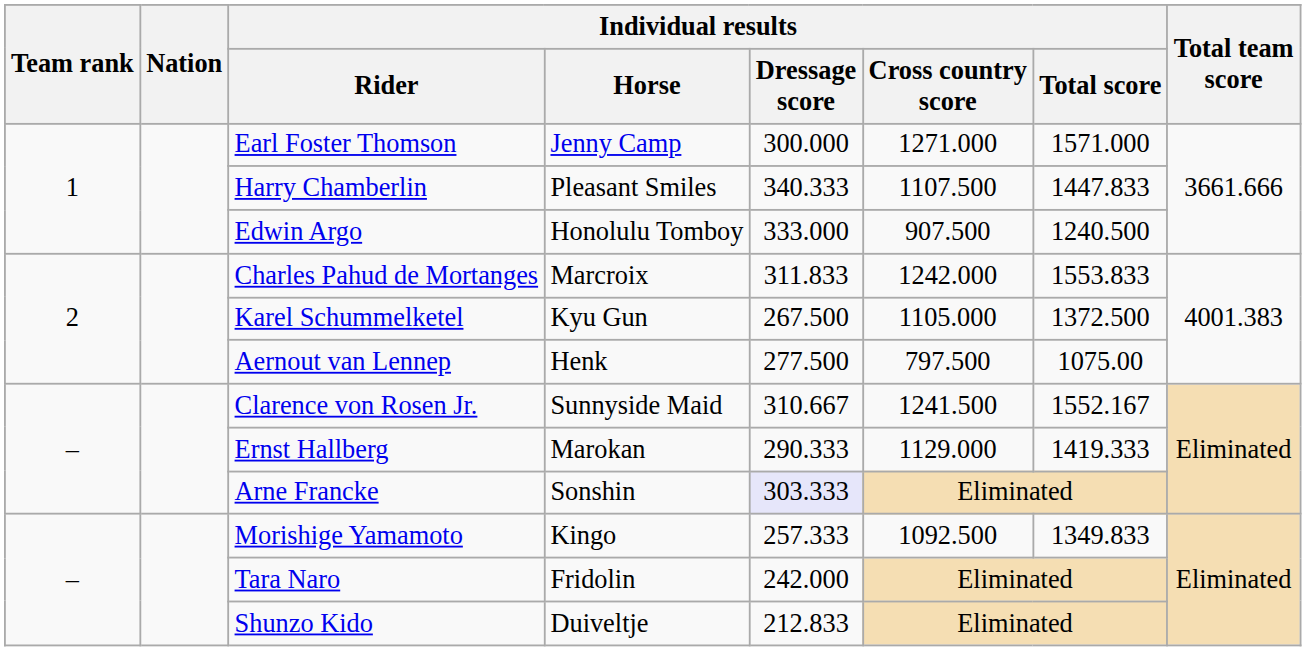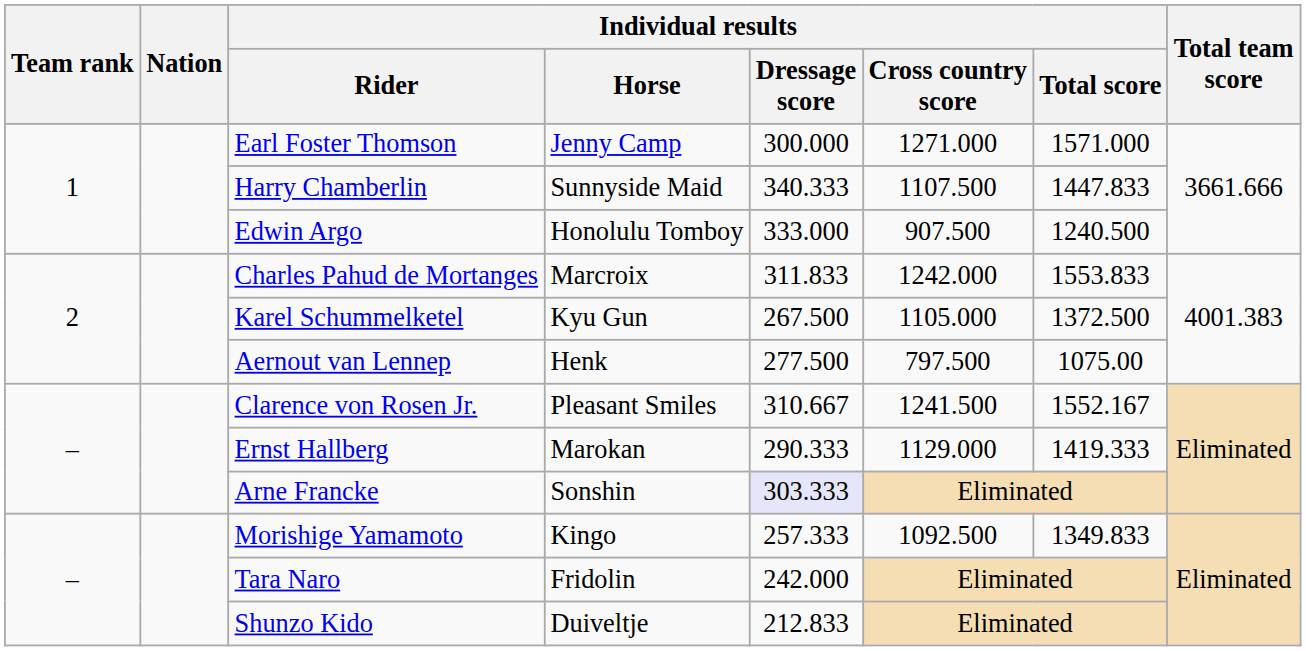(633, 188) Pleasant Smiles -> (636, 188) Sunnyside Maid
(636, 405) Sunnyside Maid -> (633, 405) Pleasant Smiles
